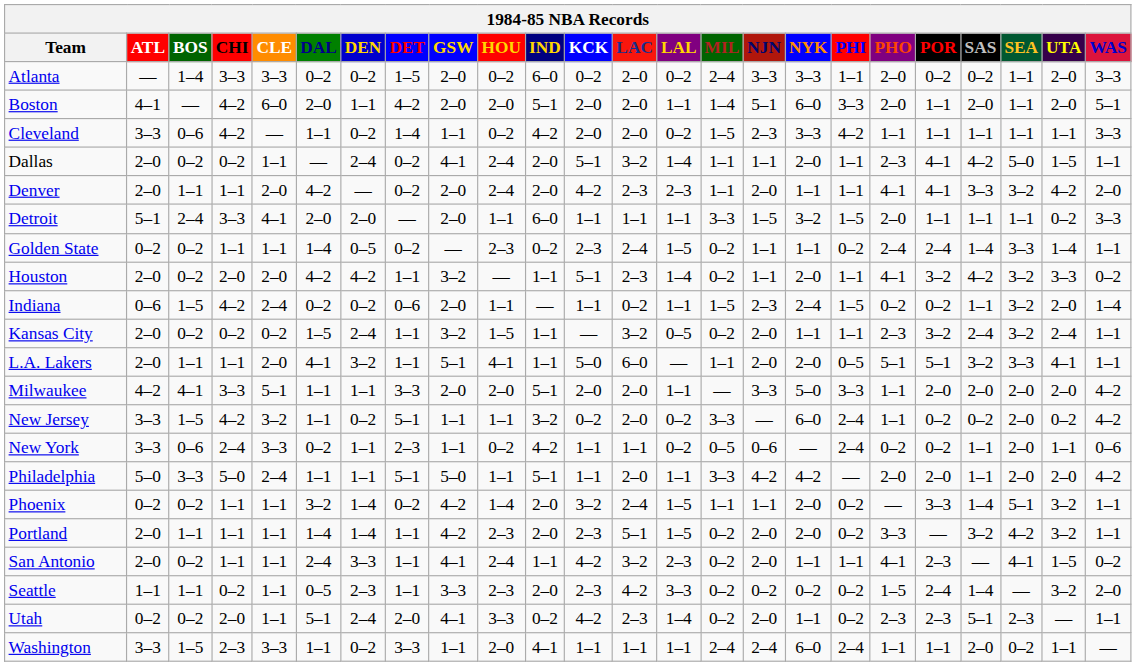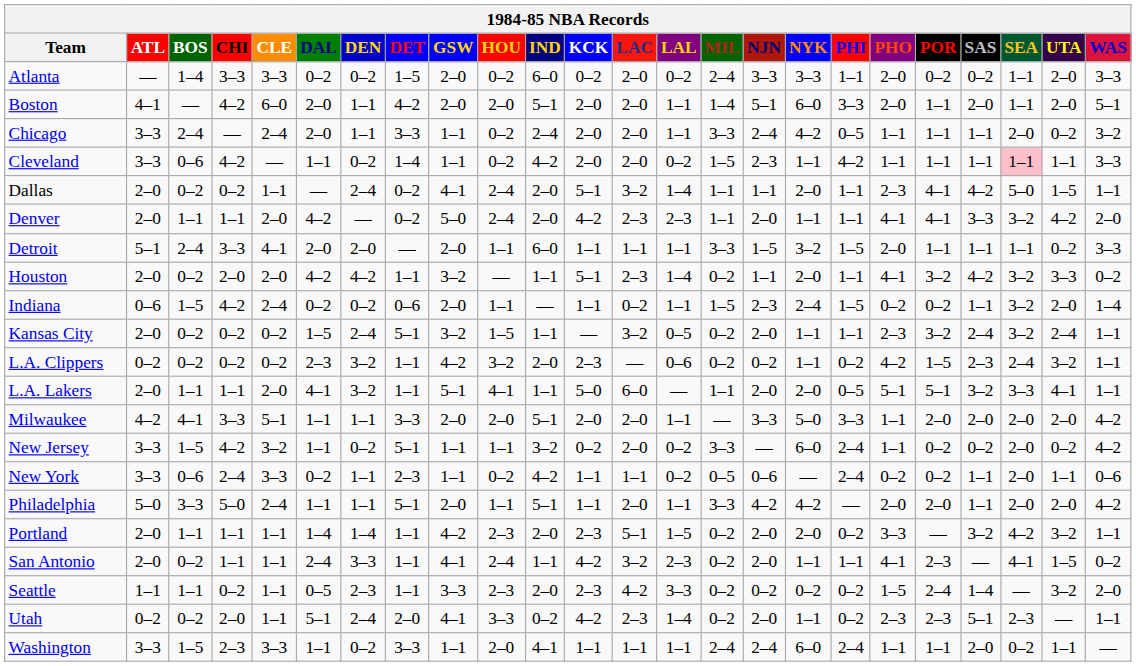+ row: (37, 133)
(808, 133) 3–3 -> (808, 161) 1–1
(1021, 133) no background -> (1021, 161) pink background
(453, 190) 2–0 -> (453, 218) 5–0
- row: (54, 247)
(407, 333) 1–1 -> (407, 333) 5–1
+ row: (56, 361)
(453, 476) 5–0 -> (453, 504) 2–0
- row: (37, 504)
